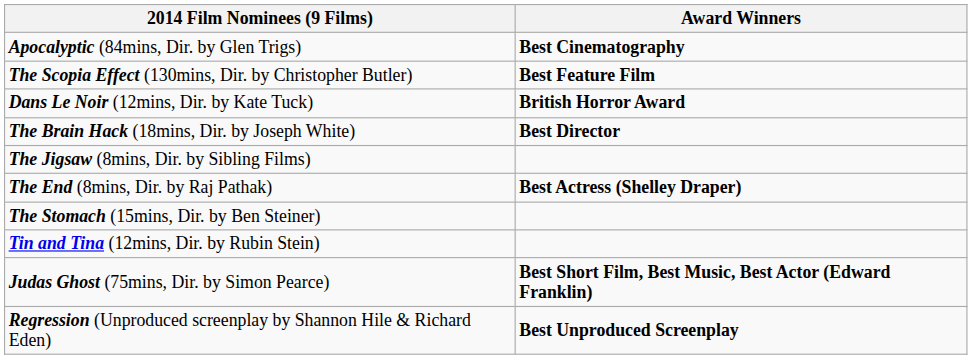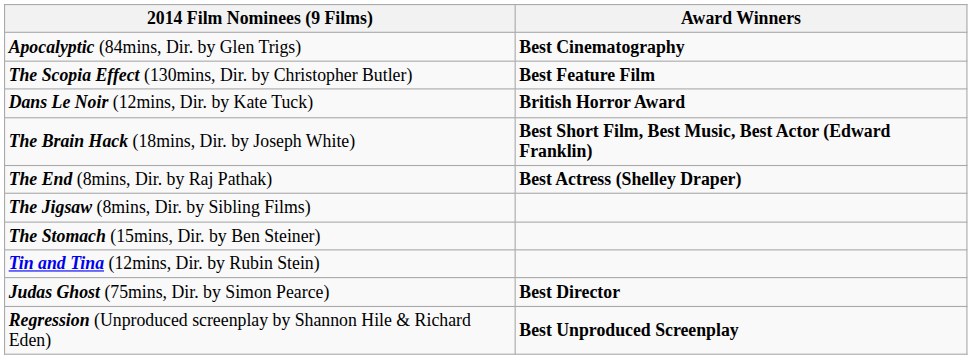(570, 131) Best Director -> (705, 141) Best Short Film, Best Music, Best Actor (Edward Franklin)
rows swapped: (140, 187) <-> (160, 159)
(705, 282) Best Short Film, Best Music, Best Actor (Edward Franklin) -> (570, 292) Best Director
